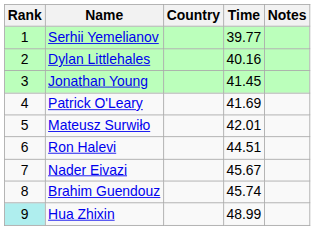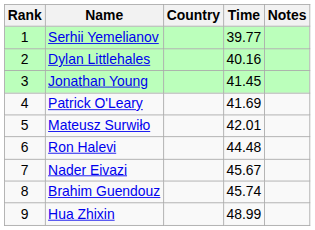(244, 147) 44.51 -> (244, 147) 44.48
(25, 214) paleturquoise background -> (25, 214) no background
